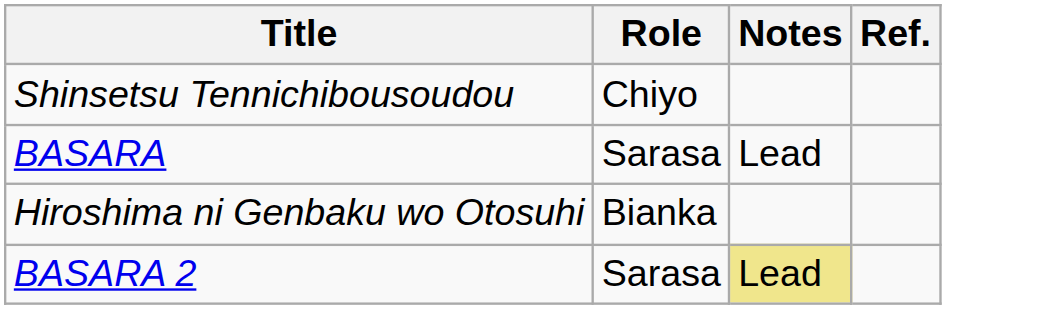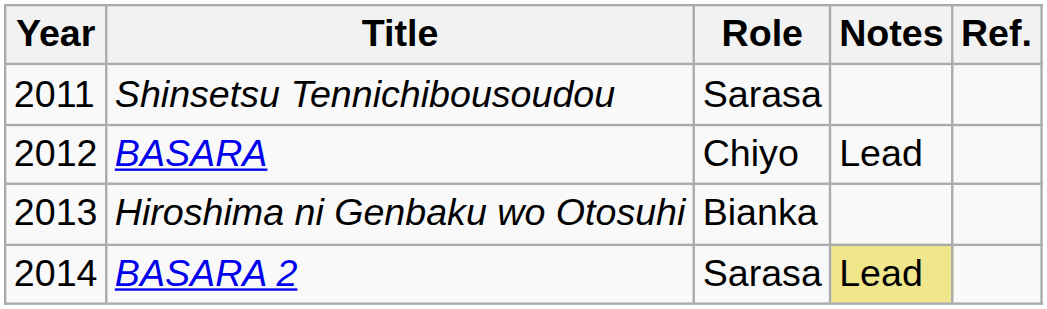+ column: (56, 34)
(650, 93) Chiyo -> (762, 93) Sarasa
(661, 153) Sarasa -> (751, 153) Chiyo
